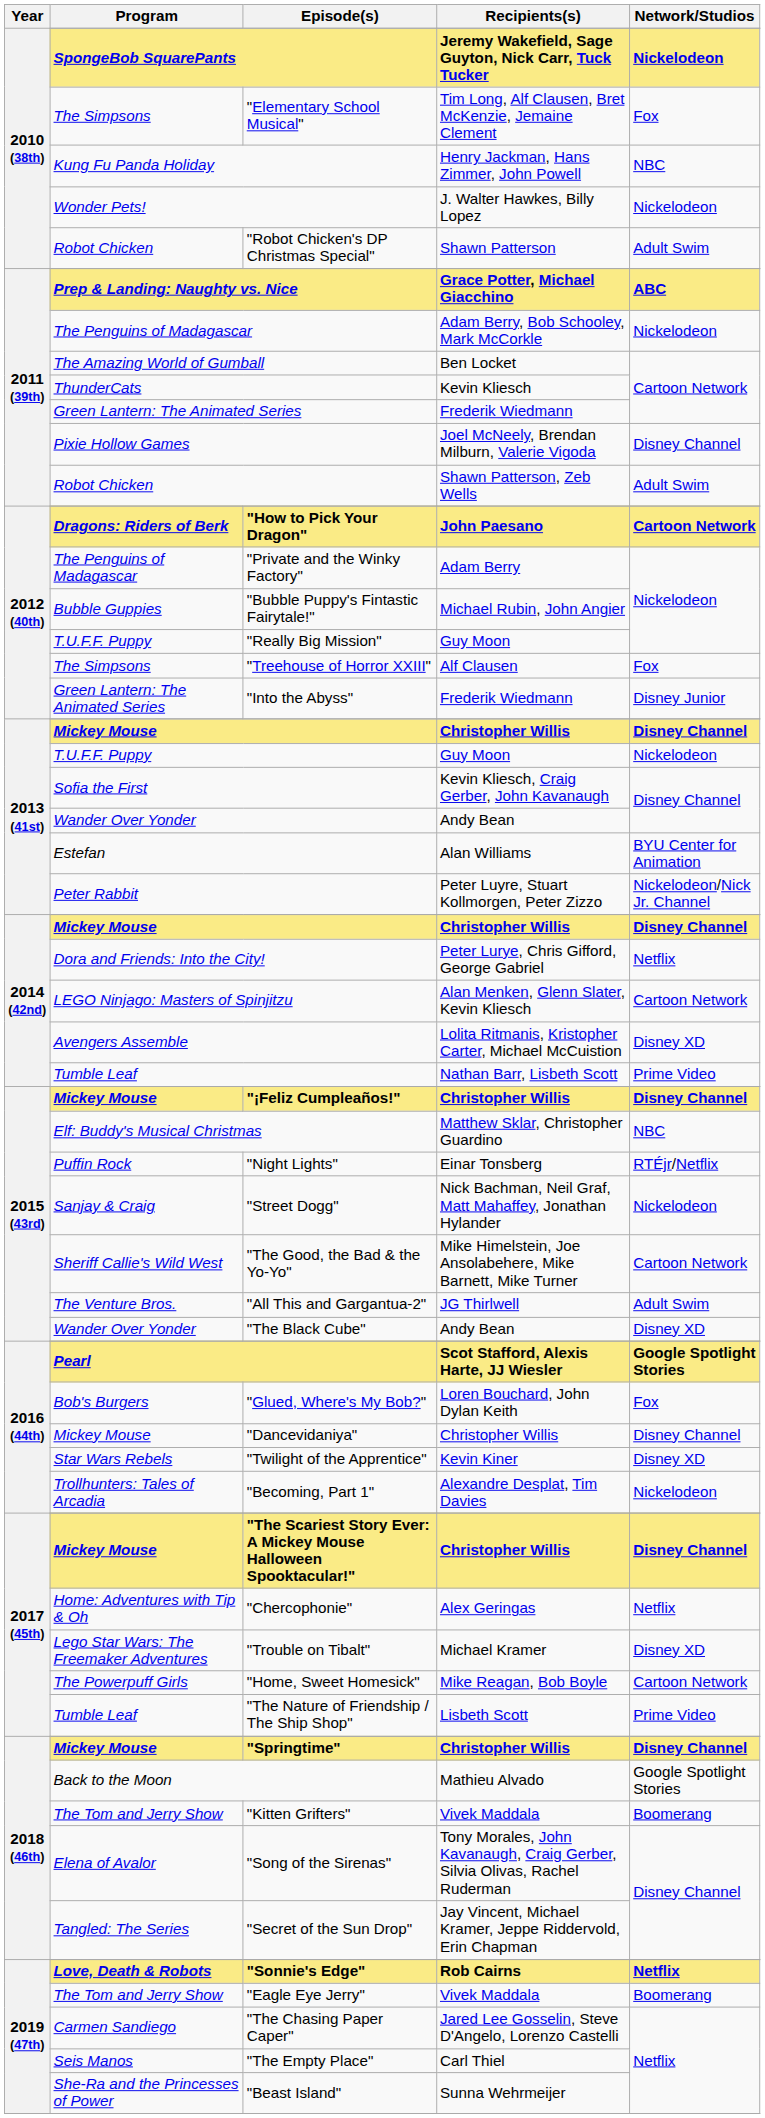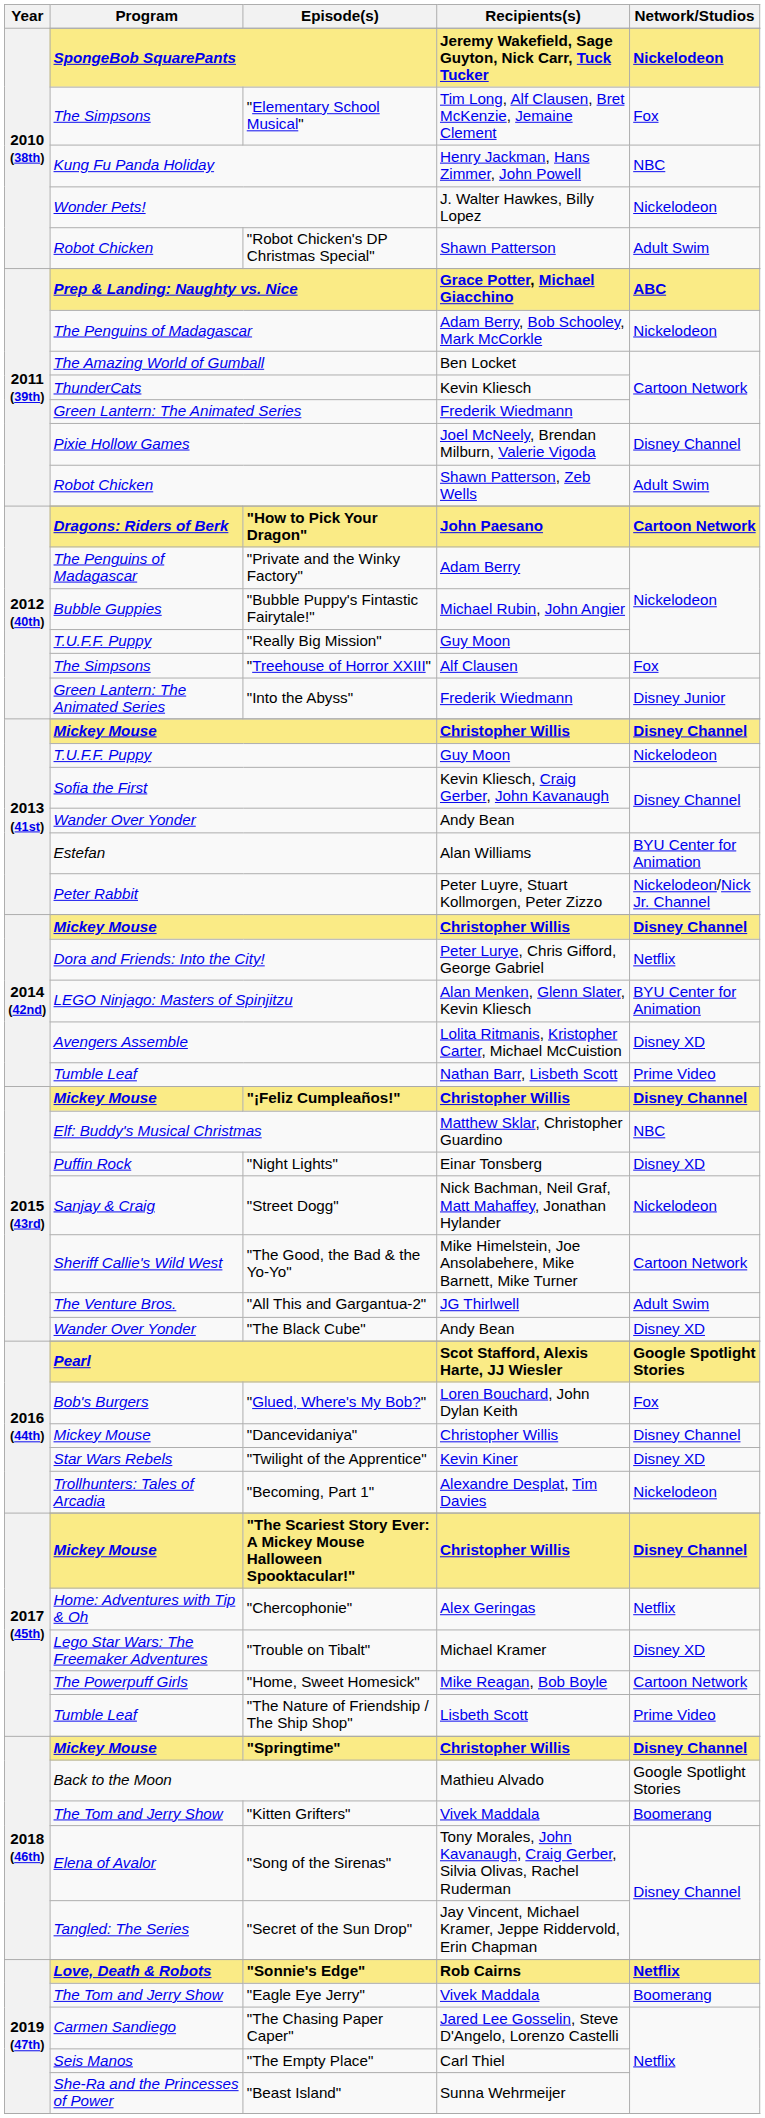(690, 1000) Cartoon Network -> (685, 1000) BYU Center for Animation
(676, 1164) RTÉjr/Netflix -> (669, 1164) Disney XD
